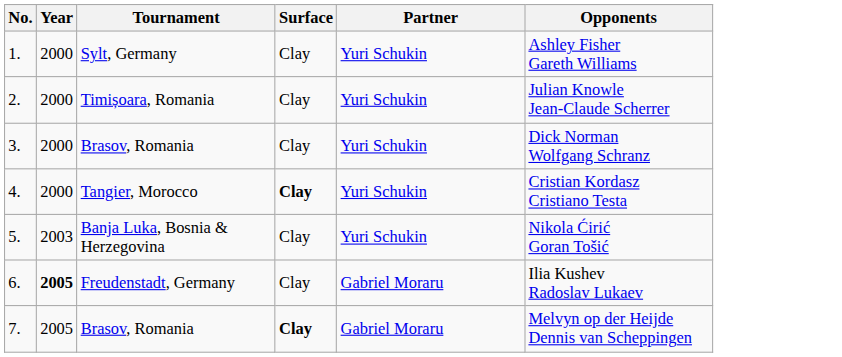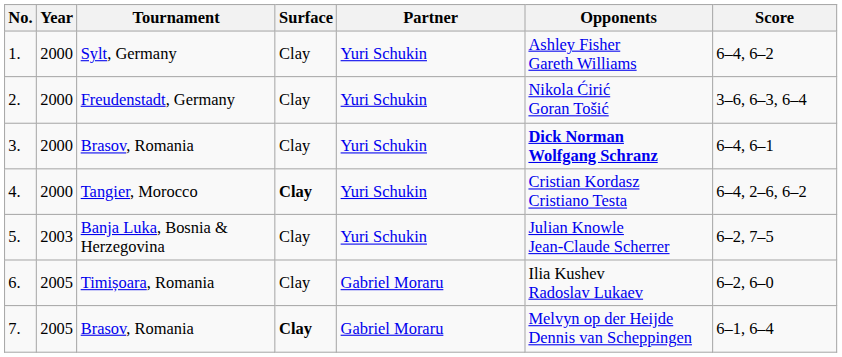+ column: (775, 17)
(148, 99) Timișoara, Romania -> (158, 99) Freudenstadt, Germany
(599, 99) Julian Knowle Jean-Claude Scherrer -> (569, 99) Nikola Ćirić Goran Tošić
(589, 145) normal -> (593, 145) bold
(569, 236) Nikola Ćirić Goran Tošić -> (599, 236) Julian Knowle Jean-Claude Scherrer
(57, 282) bold -> (57, 282) normal
(158, 282) Freudenstadt, Germany -> (148, 282) Timișoara, Romania
